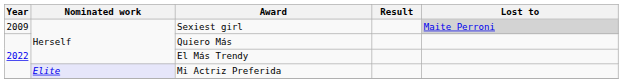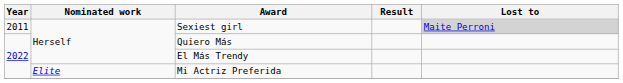(17, 27) 2009 -> (17, 27) 2011
(46, 71) lavender background -> (46, 71) no background
